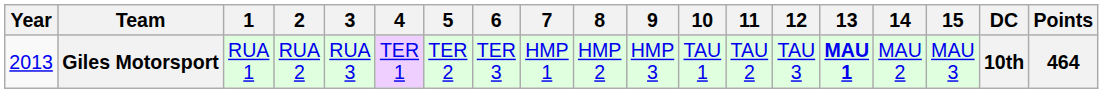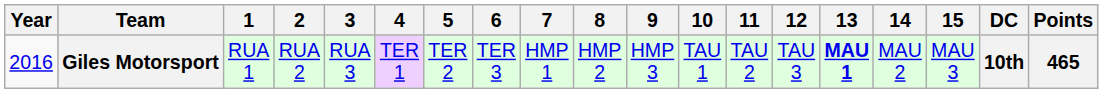(31, 61) 2013 -> (31, 61) 2016
(1063, 61) 464 -> (1063, 61) 465
